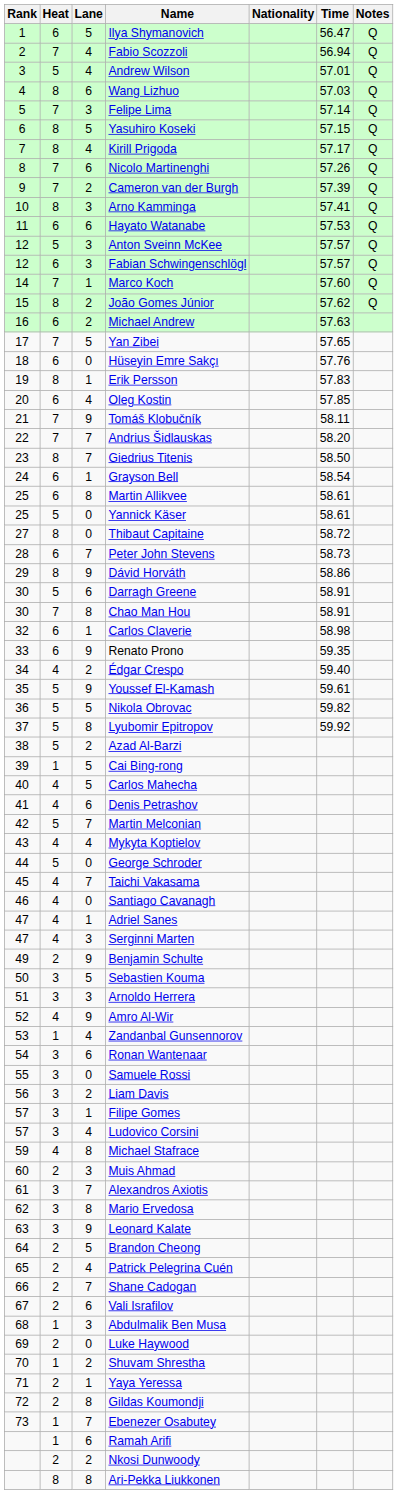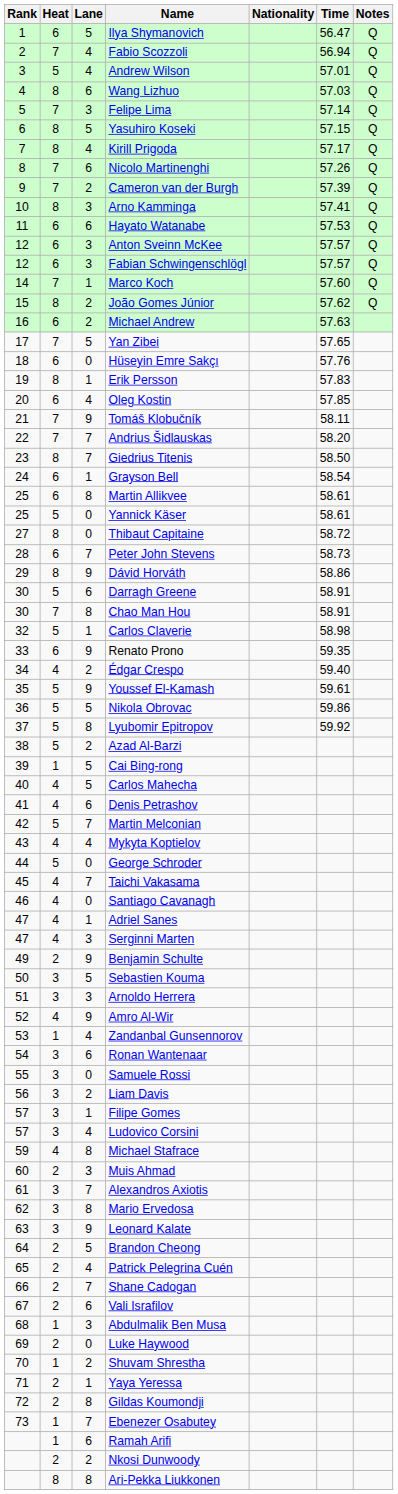(56, 245) 5 -> (56, 245) 6
(56, 631) 6 -> (56, 631) 5
(335, 708) 59.82 -> (335, 708) 59.86
